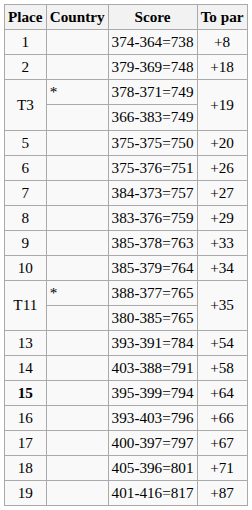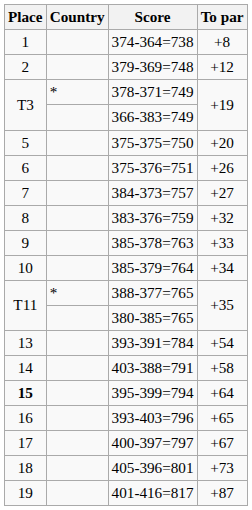(222, 67) +18 -> (222, 67) +12
(222, 217) +29 -> (222, 217) +32
(222, 418) +66 -> (222, 418) +65
(222, 468) +71 -> (222, 468) +73
